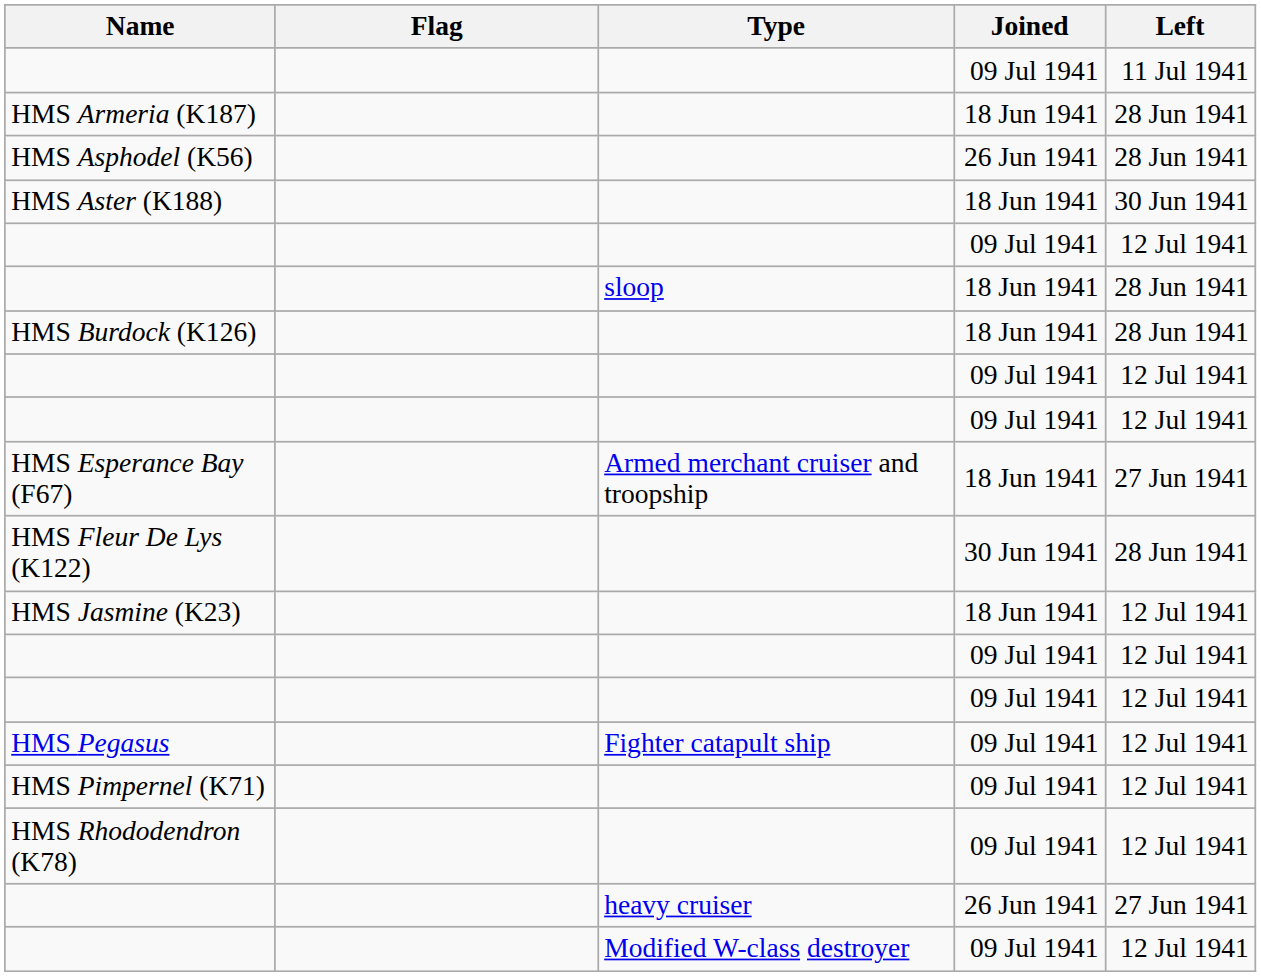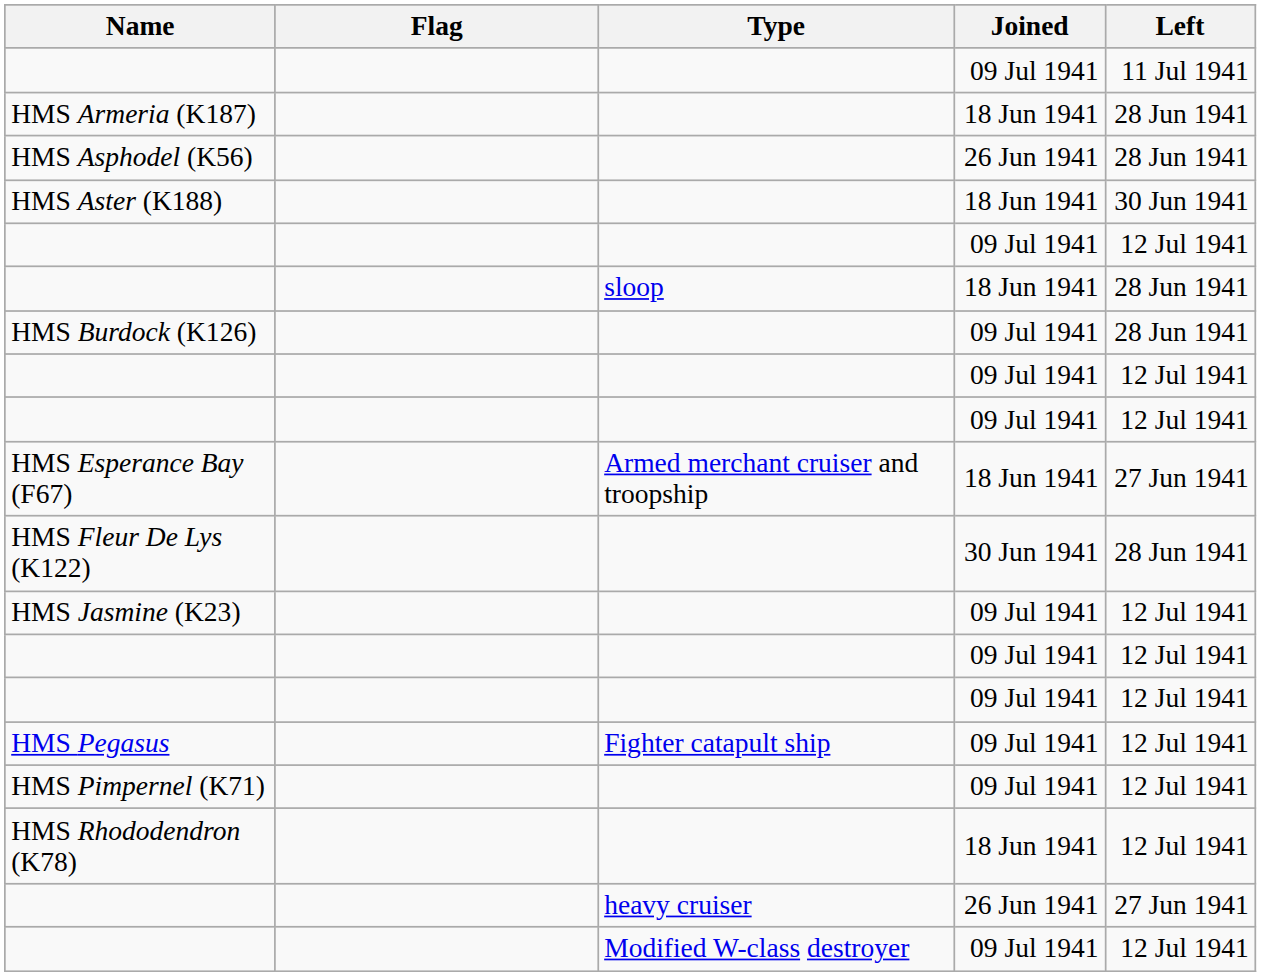(1031, 331) 18 Jun 1941 -> (1034, 331) 09 Jul 1941
(1031, 611) 18 Jun 1941 -> (1034, 611) 09 Jul 1941
(1034, 845) 09 Jul 1941 -> (1031, 845) 18 Jun 1941
